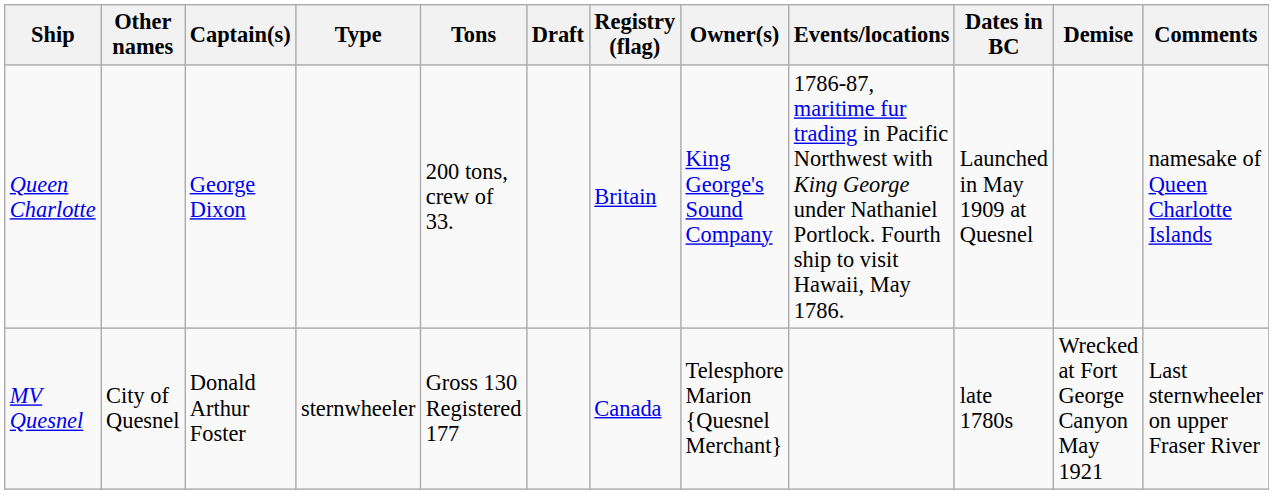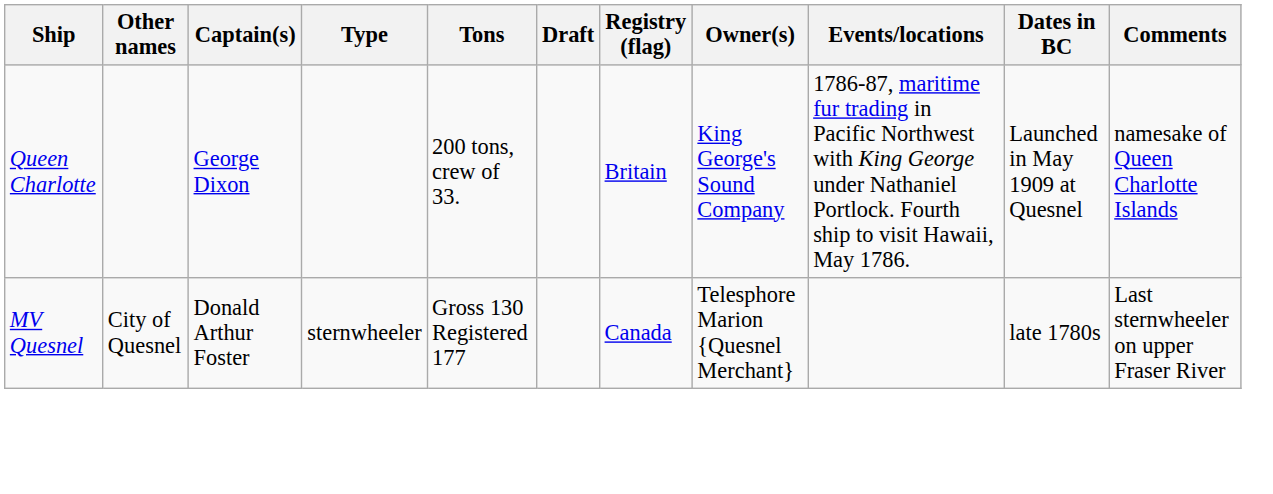- column: (1098, 34)
